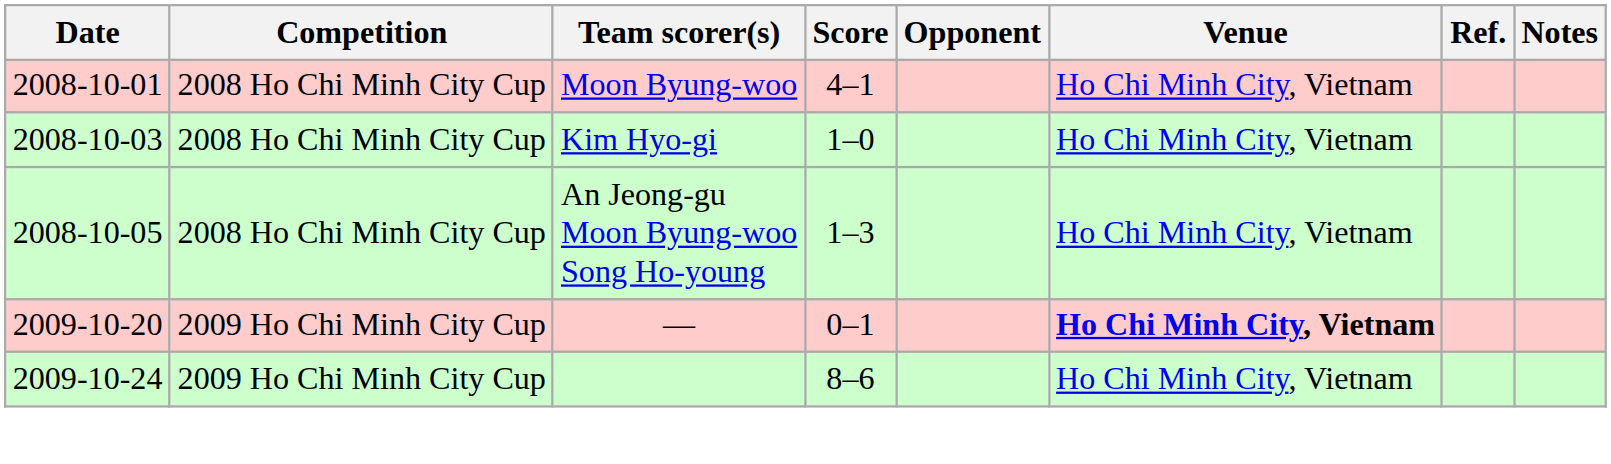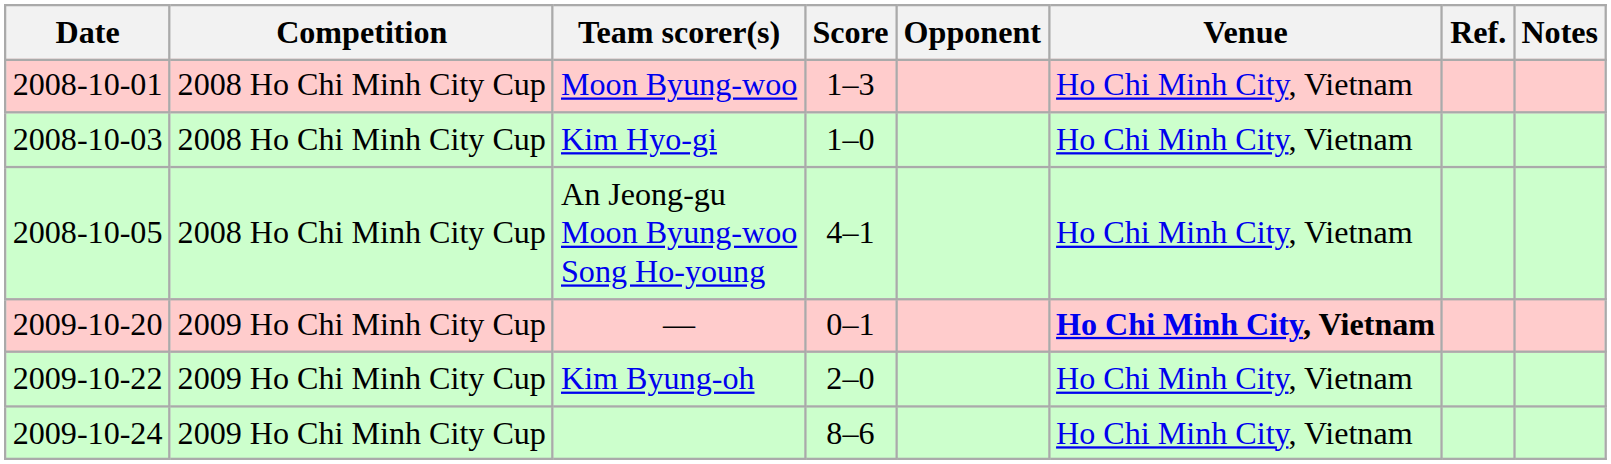(850, 85) 4–1 -> (850, 85) 1–3
(850, 231) 1–3 -> (850, 231) 4–1
+ row: (658, 378)
